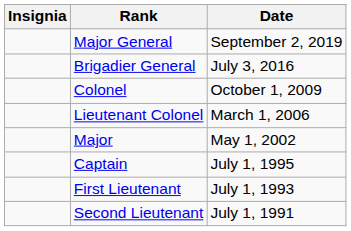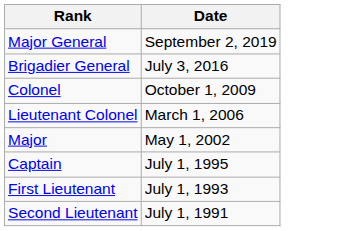- column: (37, 16)
